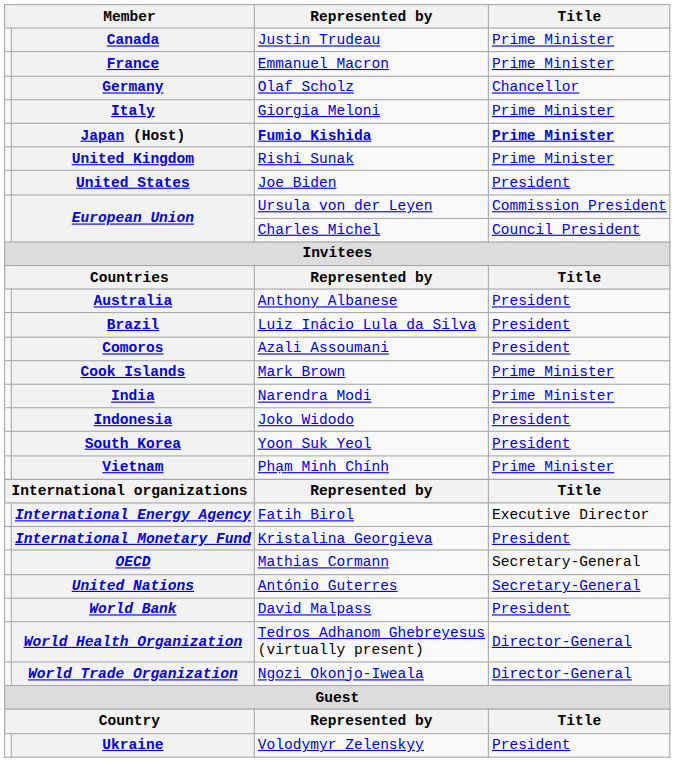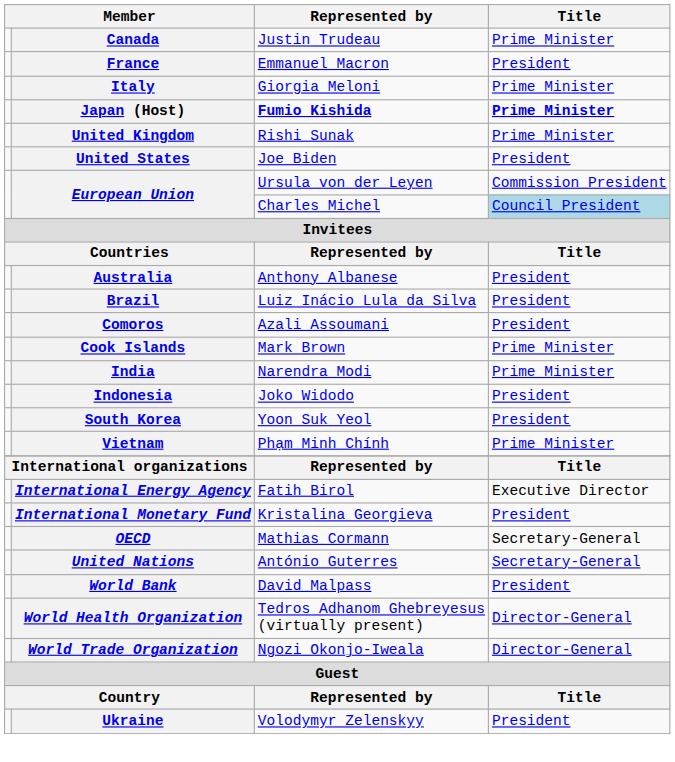(553, 64) Prime Minister -> (531, 64) President
- row: (133, 88)
(566, 230) no background -> (566, 206) lightblue background
